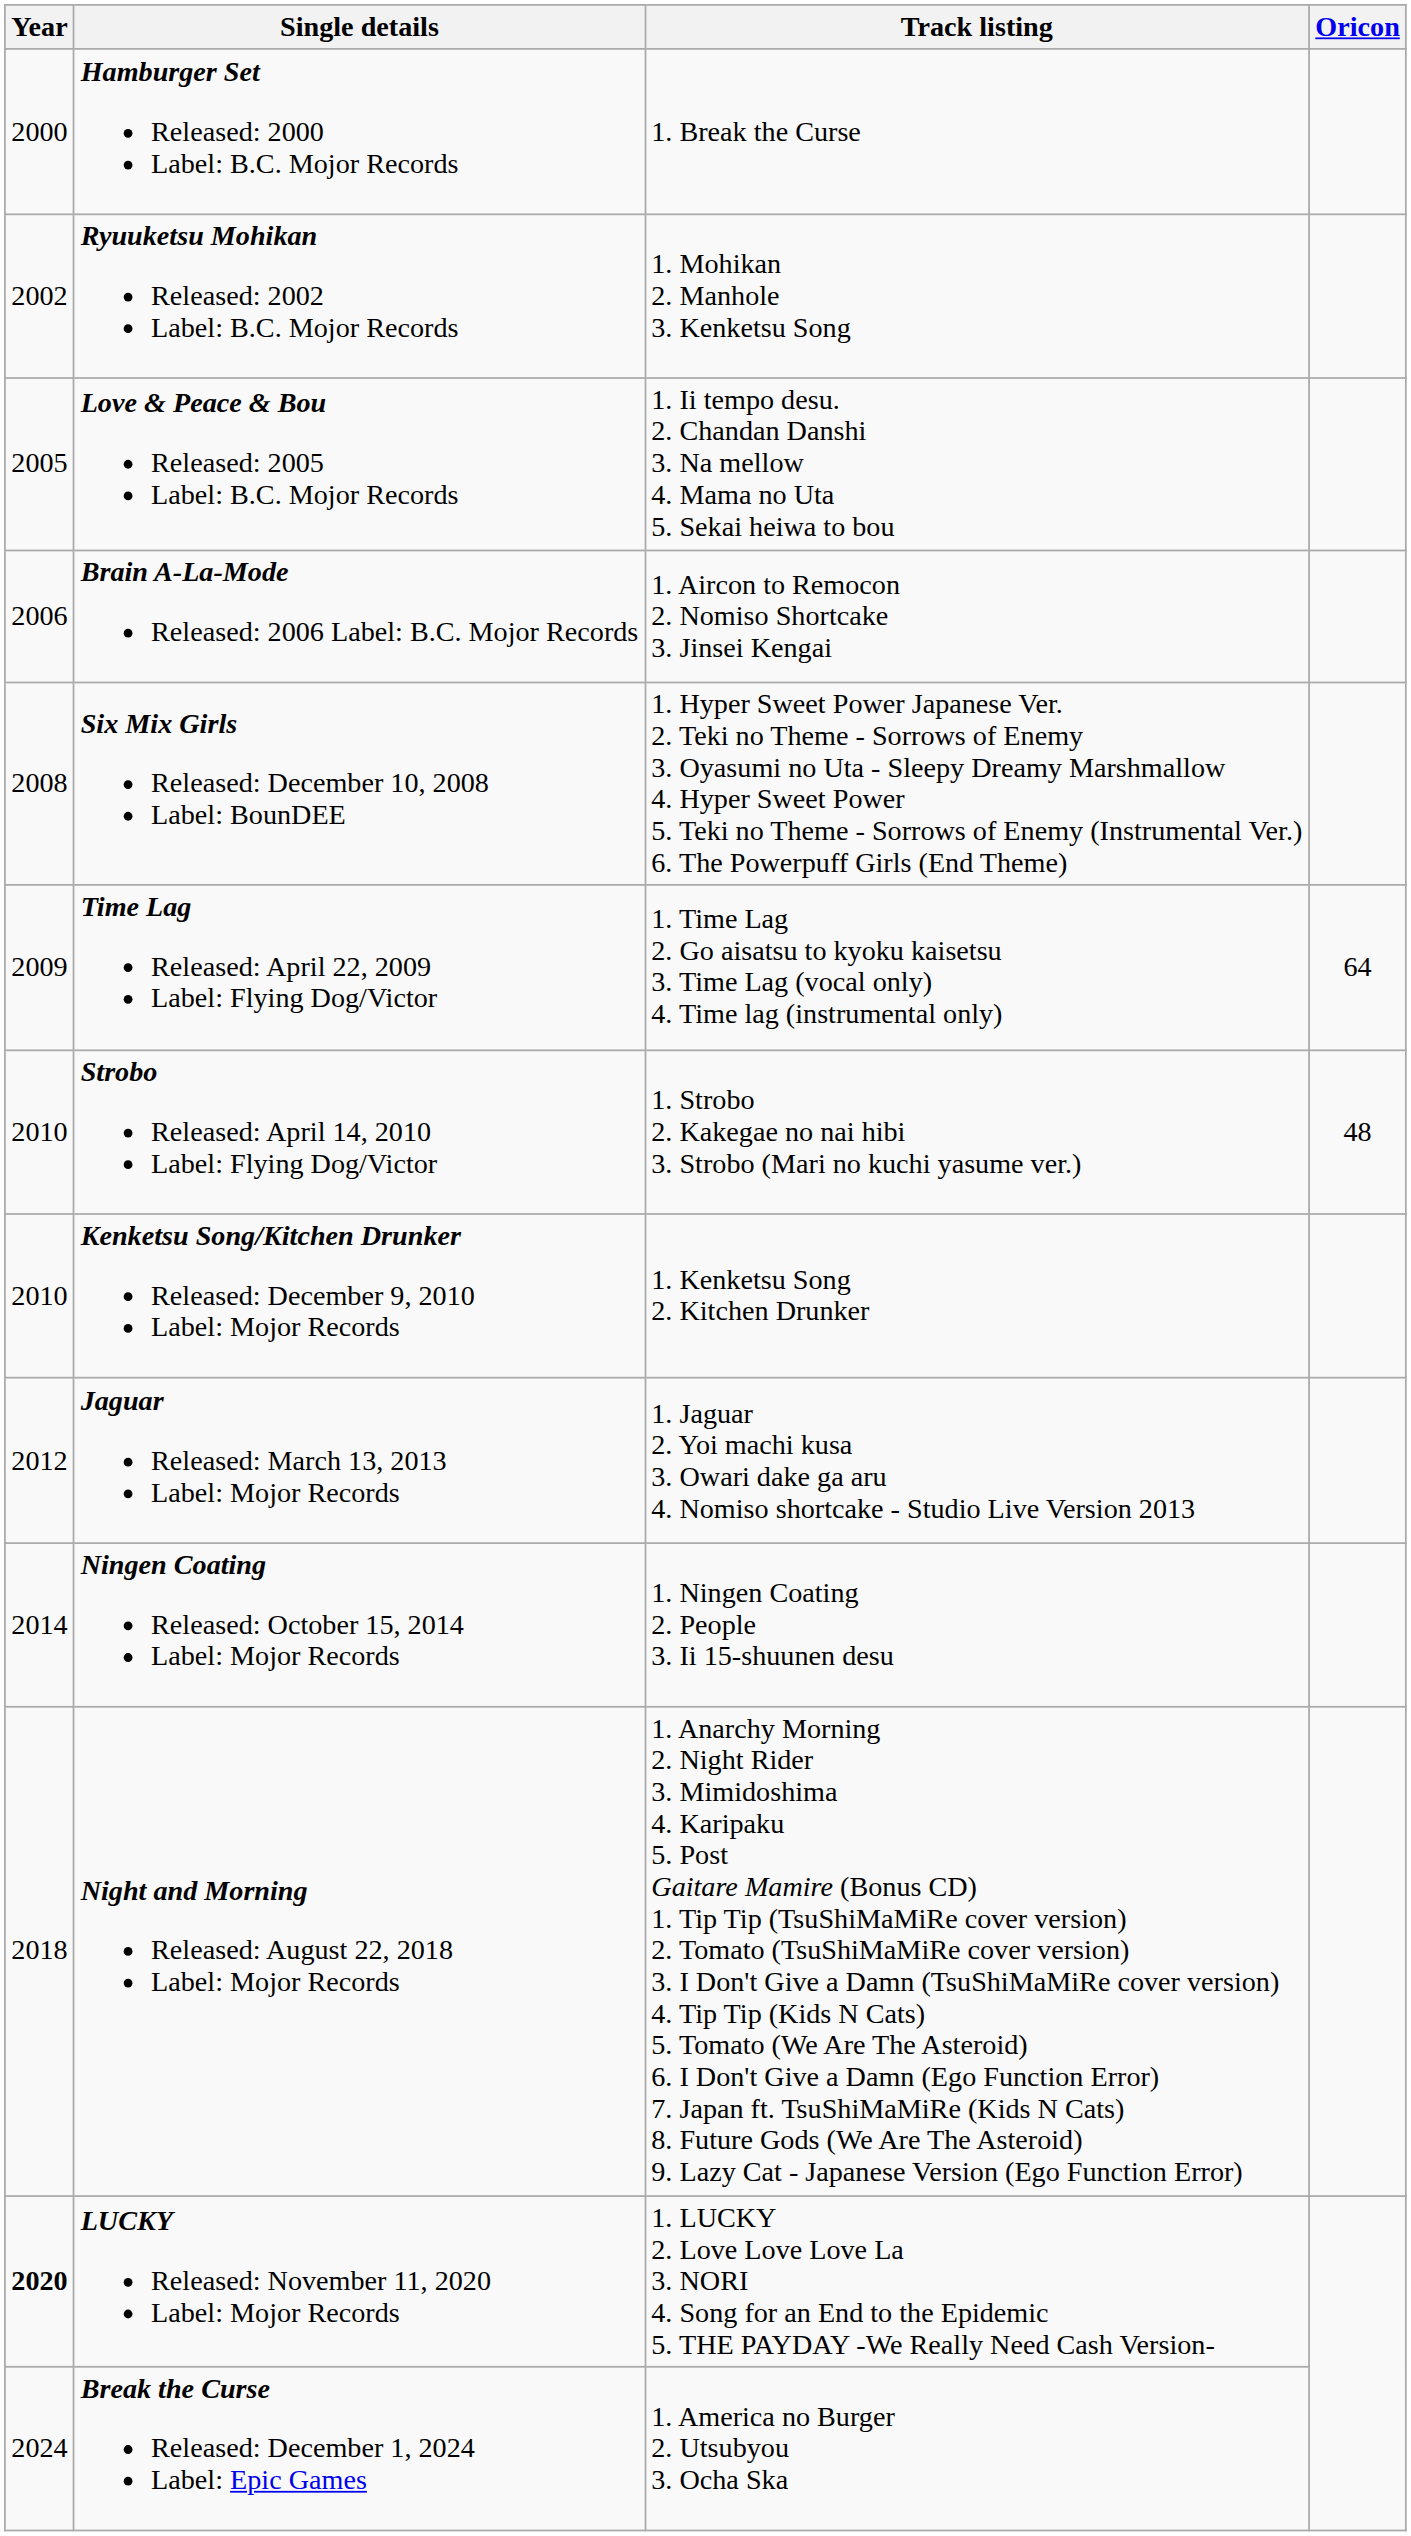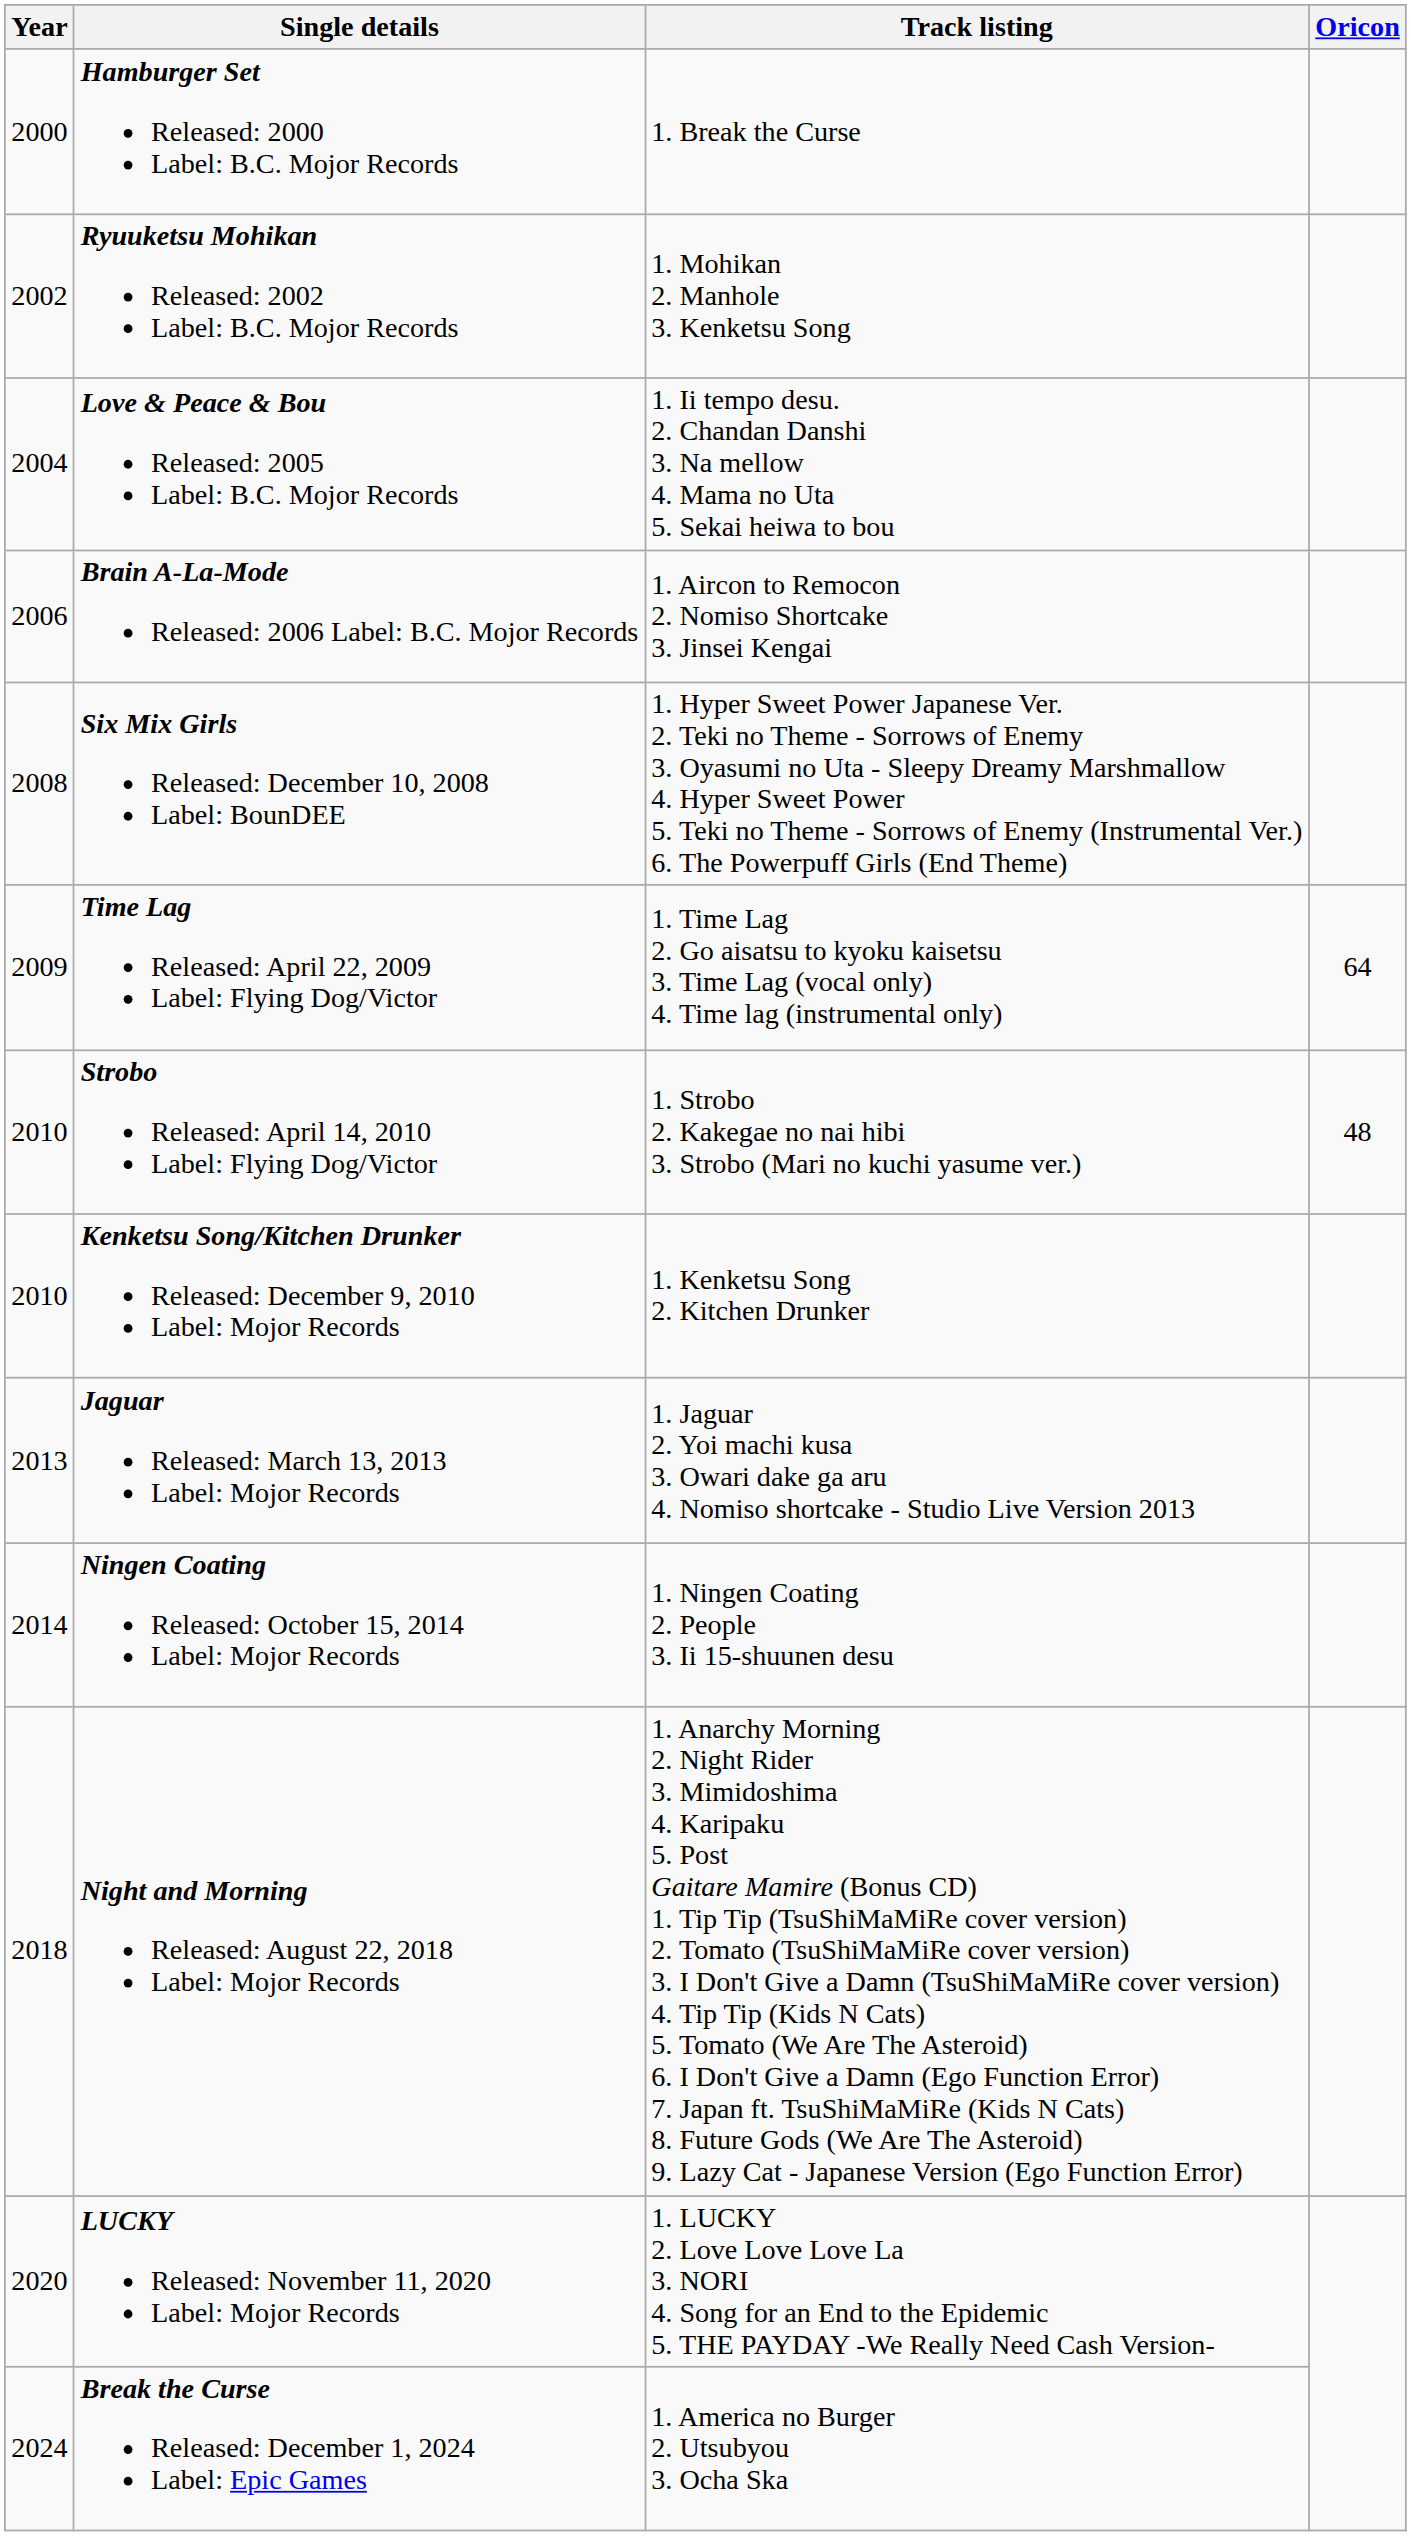(40, 463) 2005 -> (40, 463) 2004
(40, 1460) 2012 -> (40, 1460) 2013
(40, 2280) bold -> (40, 2280) normal
